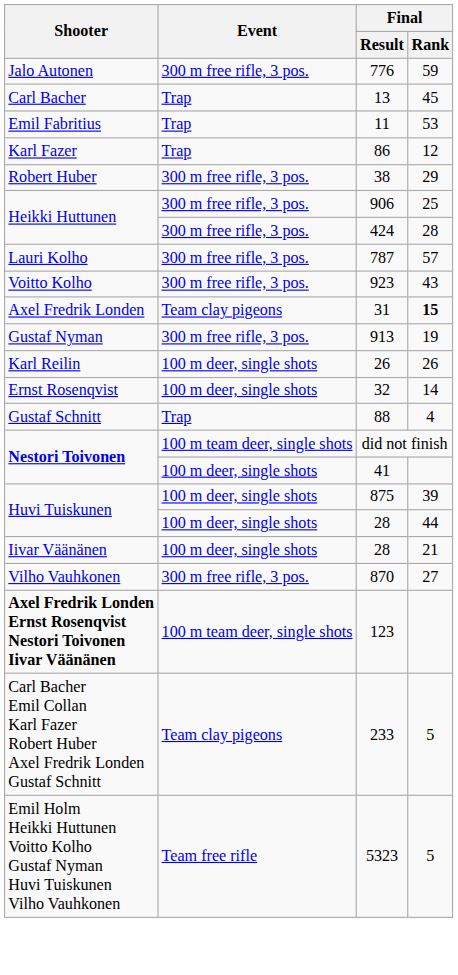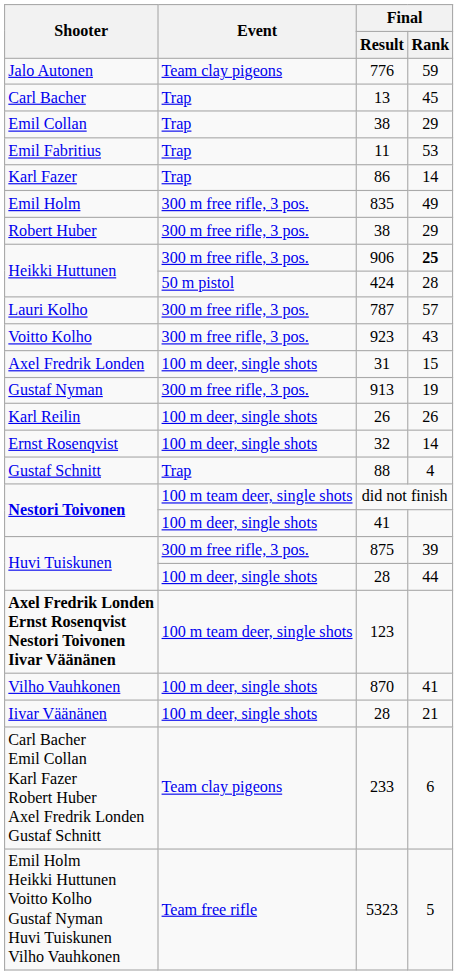(235, 71) 300 m free rifle, 3 pos. -> (222, 71) Team clay pigeons
+ row: (48, 124)
(430, 151) 12 -> (430, 177) 14
+ row: (44, 204)
(430, 204) normal -> (430, 257) bold
(235, 230) 300 m free rifle, 3 pos. -> (198, 284) 50 m pistol
(222, 310) Team clay pigeons -> (239, 363) 100 m deer, single shots
(430, 310) bold -> (430, 363) normal
(239, 496) 100 m deer, single shots -> (235, 550) 300 m free rifle, 3 pos.
rows swapped: (58, 550) <-> (81, 631)
(235, 576) 300 m free rifle, 3 pos. -> (239, 687) 100 m deer, single shots
(430, 576) 27 -> (430, 687) 41
(430, 734) 5 -> (430, 787) 6
